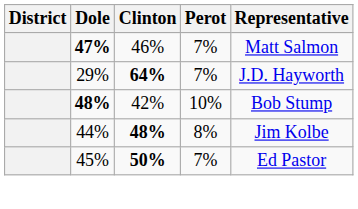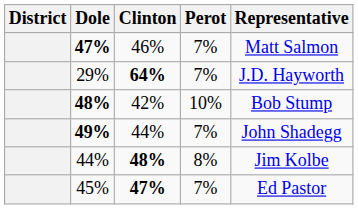+ row: (93, 132)
(148, 160) 50% -> (148, 189) 47%
